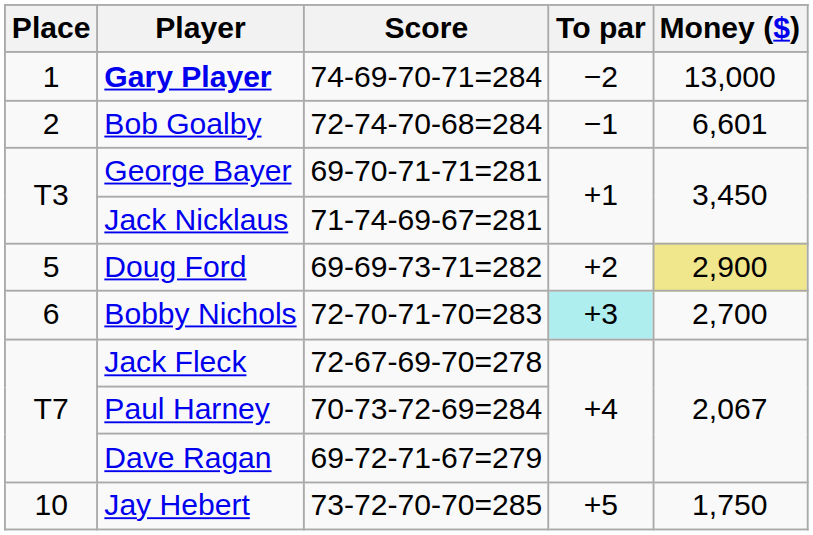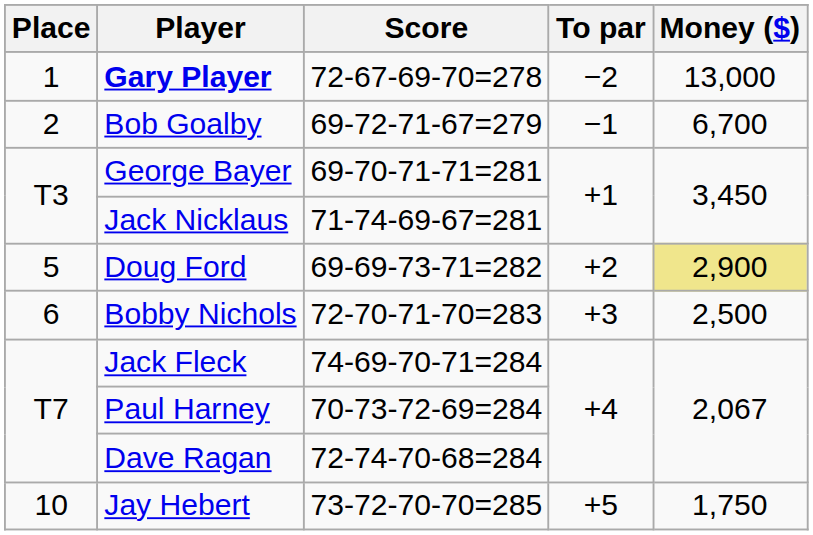(426, 76) 74-69-70-71=284 -> (426, 76) 72-67-69-70=278
(426, 123) 72-74-70-68=284 -> (426, 123) 69-72-71-67=279
(730, 123) 6,601 -> (730, 123) 6,700
(601, 314) paleturquoise background -> (601, 314) no background
(730, 314) 2,700 -> (730, 314) 2,500
(426, 362) 72-67-69-70=278 -> (426, 362) 74-69-70-71=284
(426, 457) 69-72-71-67=279 -> (426, 457) 72-74-70-68=284
